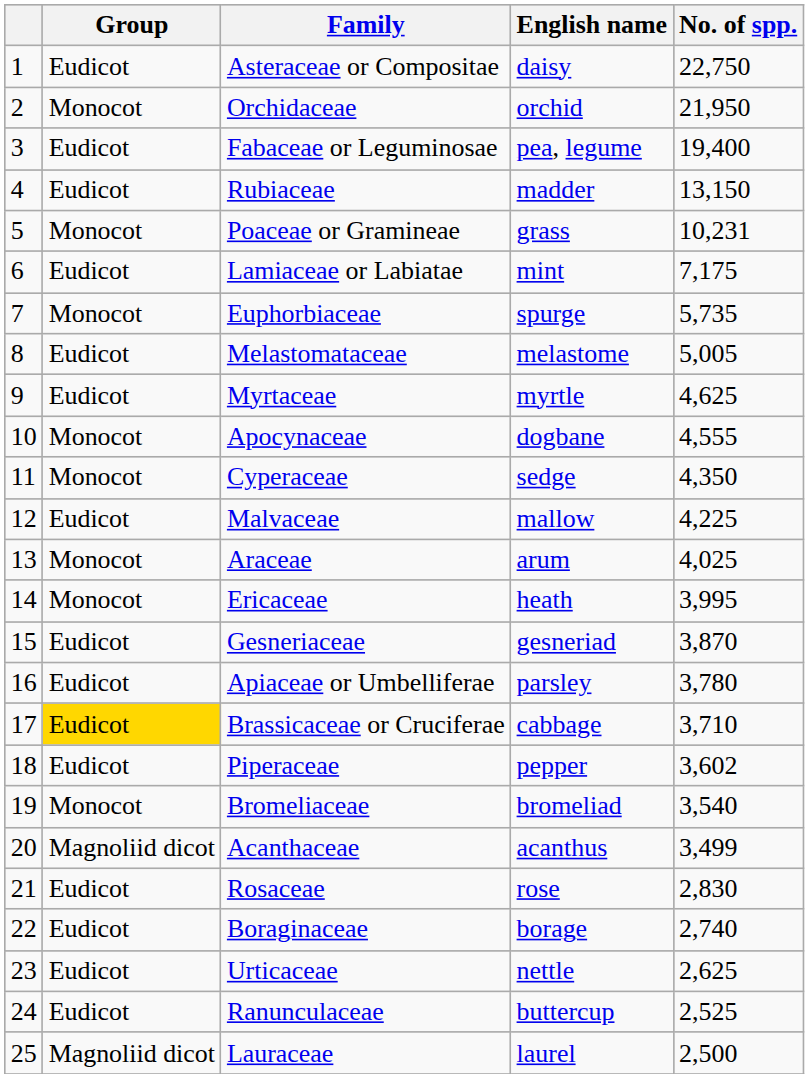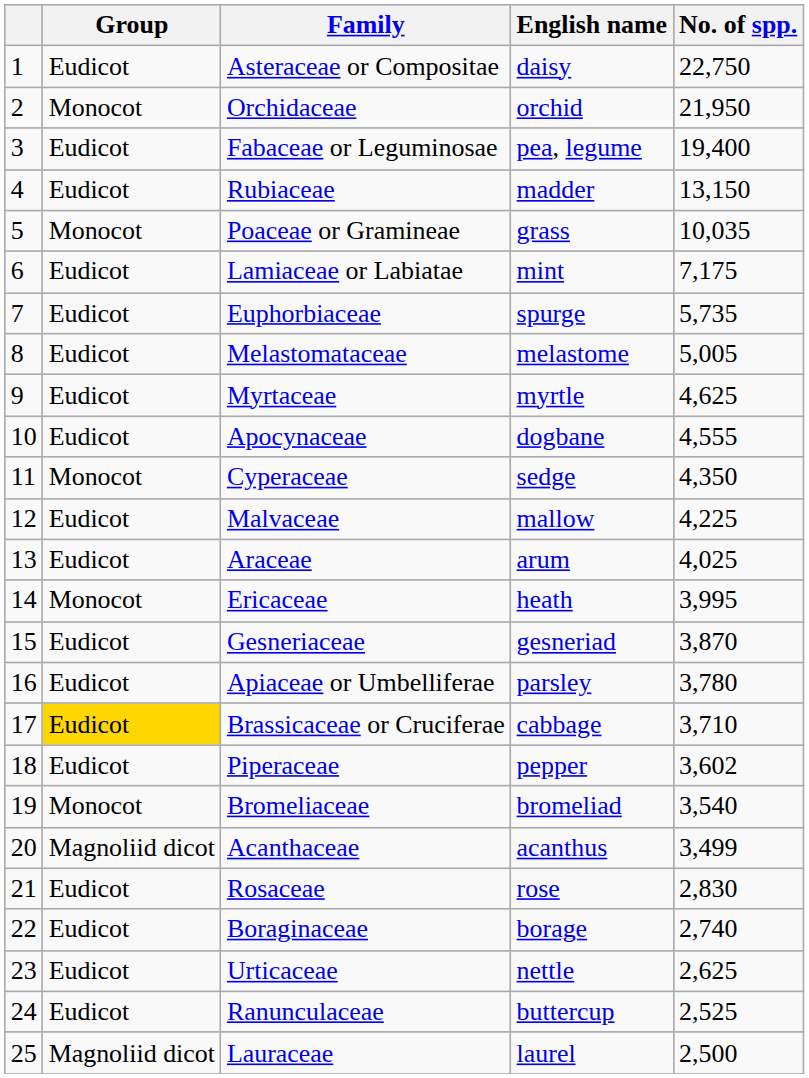(715, 230) 10,231 -> (715, 230) 10,035
(95, 312) Monocot -> (89, 312) Eudicot
(95, 436) Monocot -> (89, 436) Eudicot
(95, 559) Monocot -> (89, 559) Eudicot
